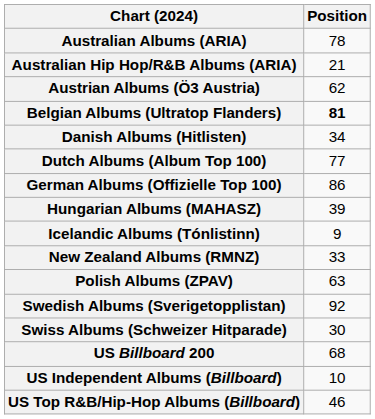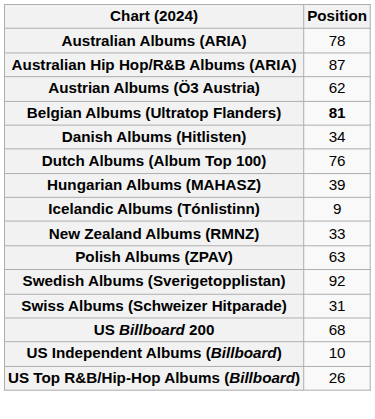(337, 64) 21 -> (337, 64) 87
(337, 161) 77 -> (337, 161) 76
- row: (154, 185)
(337, 329) 30 -> (337, 305) 31
(337, 402) 46 -> (337, 378) 26
